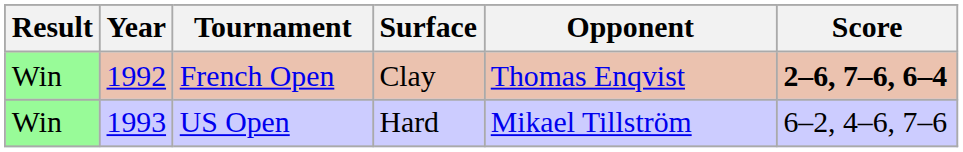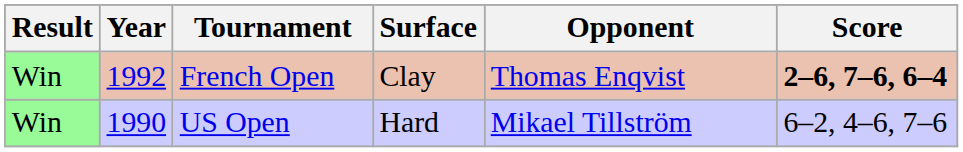(136, 122) 1993 -> (136, 122) 1990
